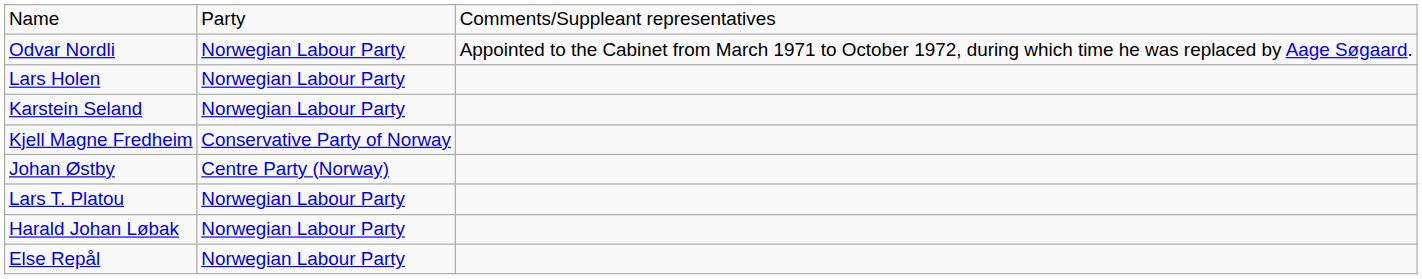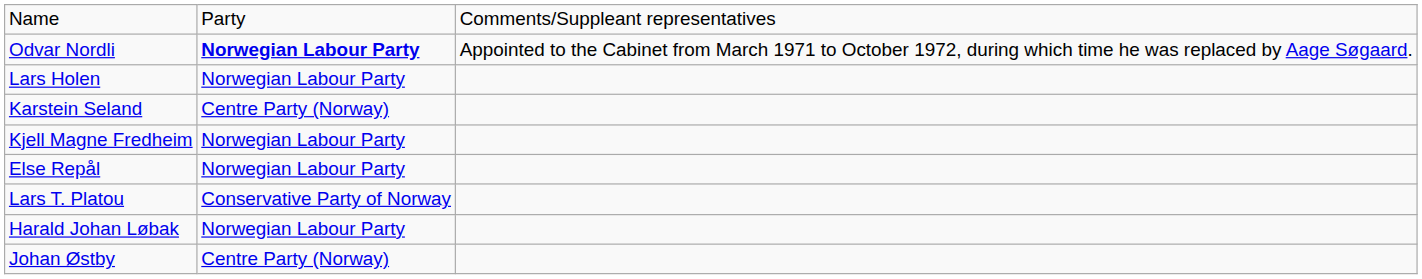(303, 49) normal -> (310, 49) bold
(303, 109) Norwegian Labour Party -> (295, 109) Centre Party (Norway)
(326, 139) Conservative Party of Norway -> (303, 139) Norwegian Labour Party
rows swapped: (55, 259) <-> (62, 169)
(303, 199) Norwegian Labour Party -> (326, 199) Conservative Party of Norway
